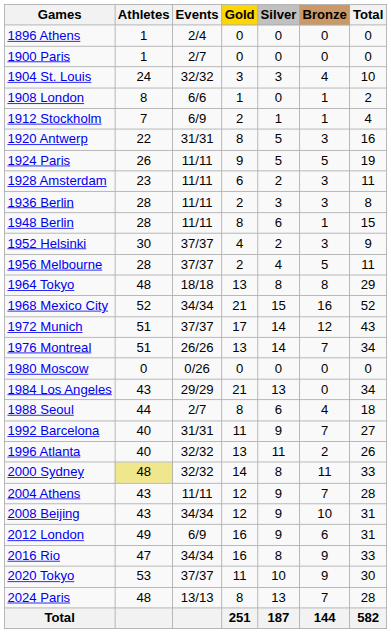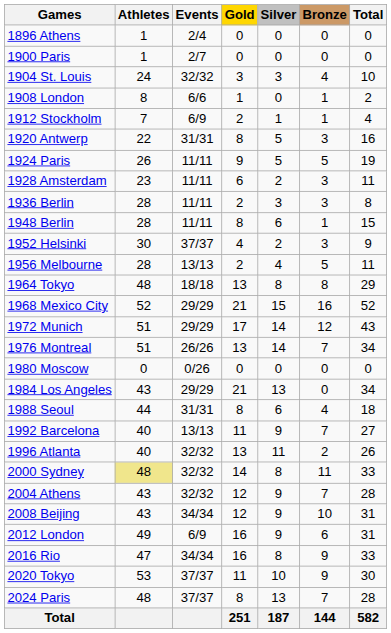(197, 264) 37/37 -> (197, 264) 13/13
(197, 306) 34/34 -> (197, 306) 29/29
(197, 327) 37/37 -> (197, 327) 29/29
(197, 410) 2/7 -> (197, 410) 31/31
(197, 431) 31/31 -> (197, 431) 13/13
(197, 493) 11/11 -> (197, 493) 32/32
(197, 597) 13/13 -> (197, 597) 37/37
